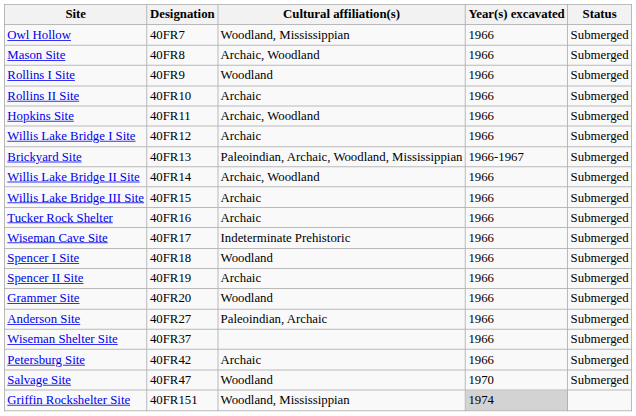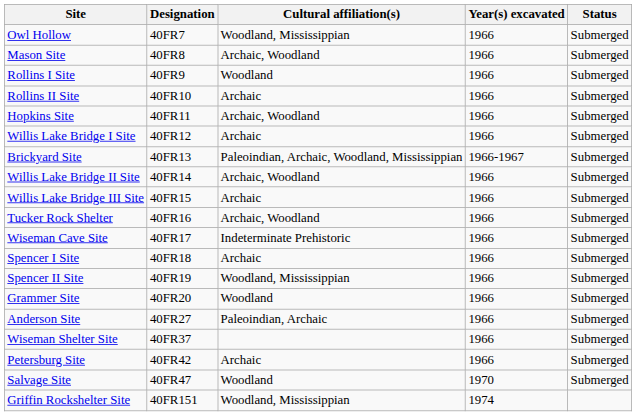(241, 217) Archaic -> (270, 217) Archaic, Woodland
(247, 258) Woodland -> (241, 258) Archaic
(241, 278) Archaic -> (285, 278) Woodland, Mississippian
(481, 400) lightgrey background -> (481, 400) no background
